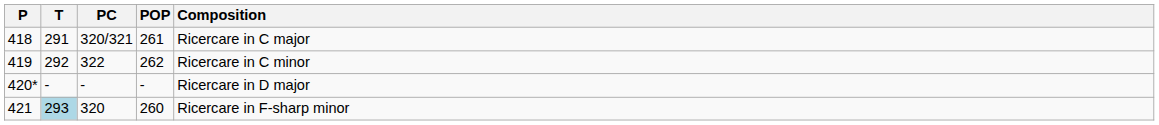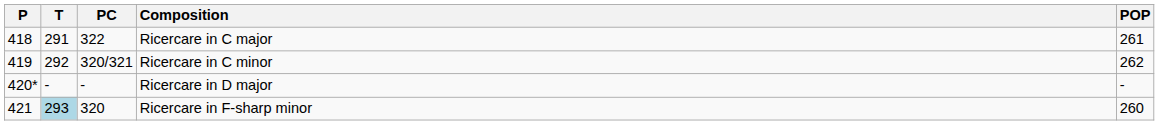columns swapped: (155, 16) <-> (222, 16)
(107, 39) 320/321 -> (92, 39) 322
(92, 62) 322 -> (107, 62) 320/321
